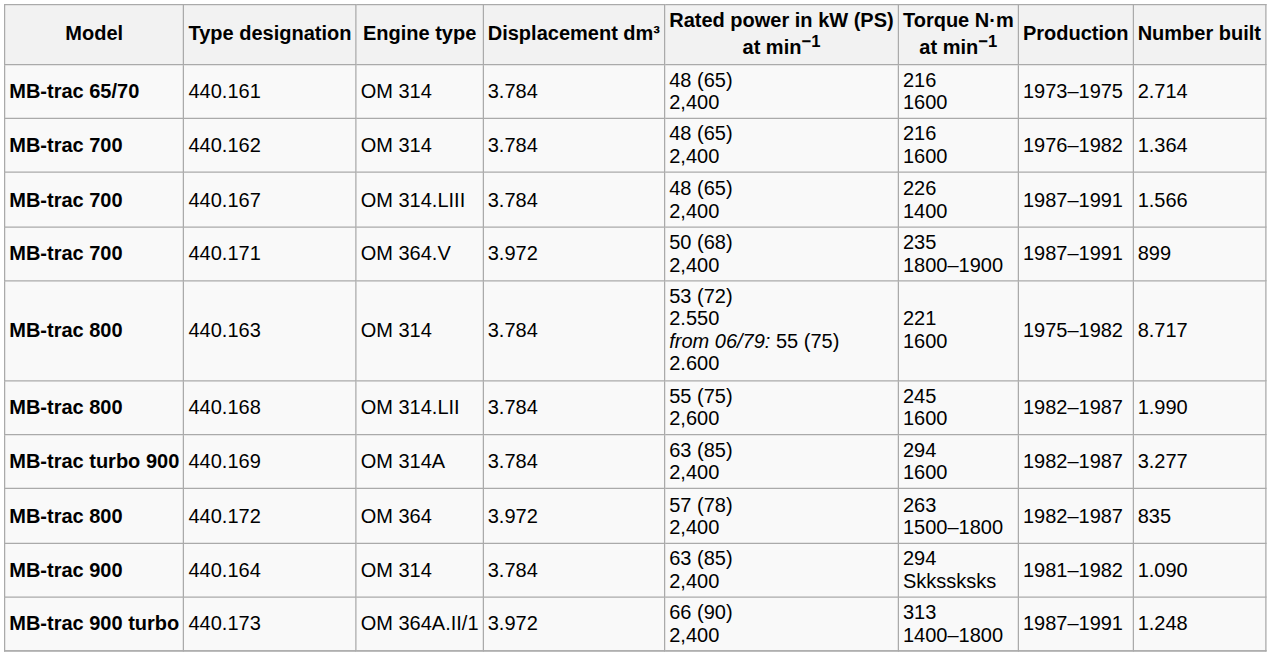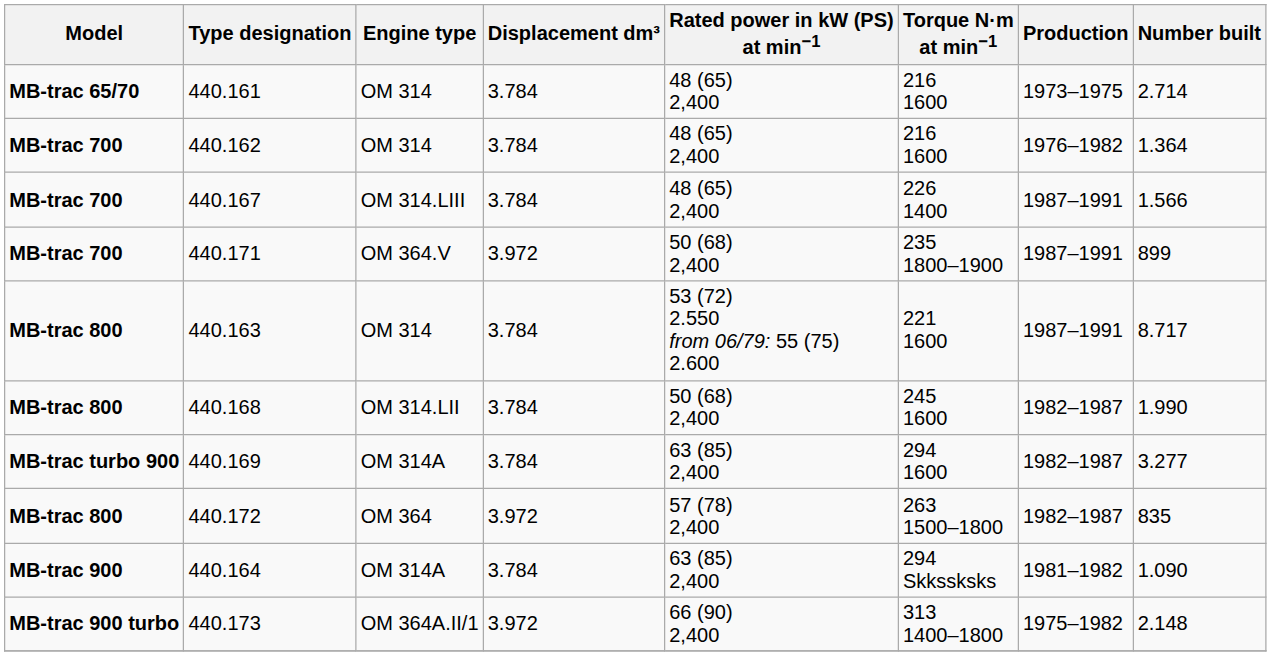(1073, 330) 1975–1982 -> (1073, 330) 1987–1991
(701, 407) 55 (75) 2,600 -> (701, 407) 50 (68) 2,400
(396, 569) OM 314 -> (403, 569) OM 314A
(1073, 624) 1987–1991 -> (1073, 624) 1975–1982
(1163, 624) 1.248 -> (1163, 624) 2.148
